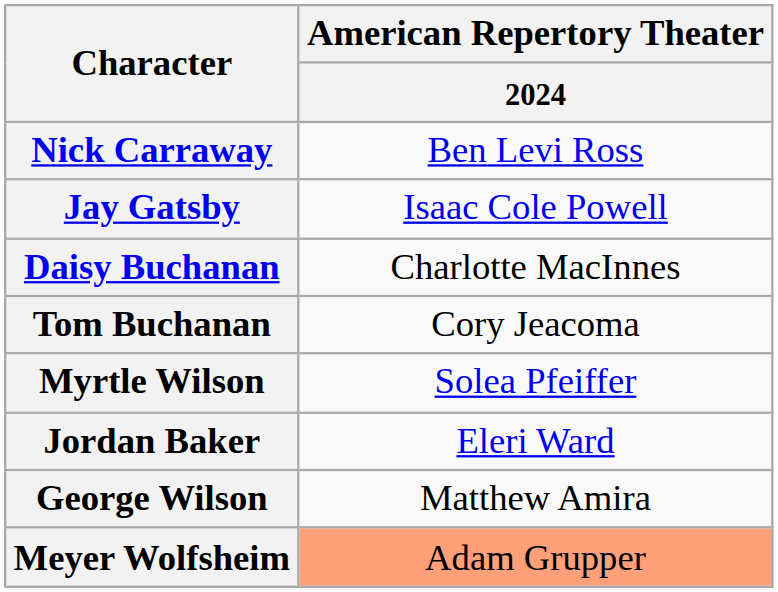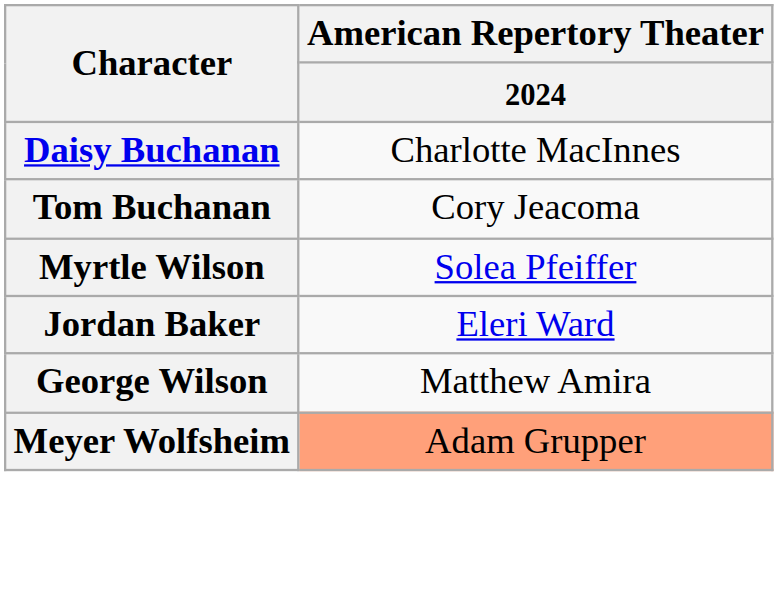- row: (152, 149)
- row: (152, 207)
